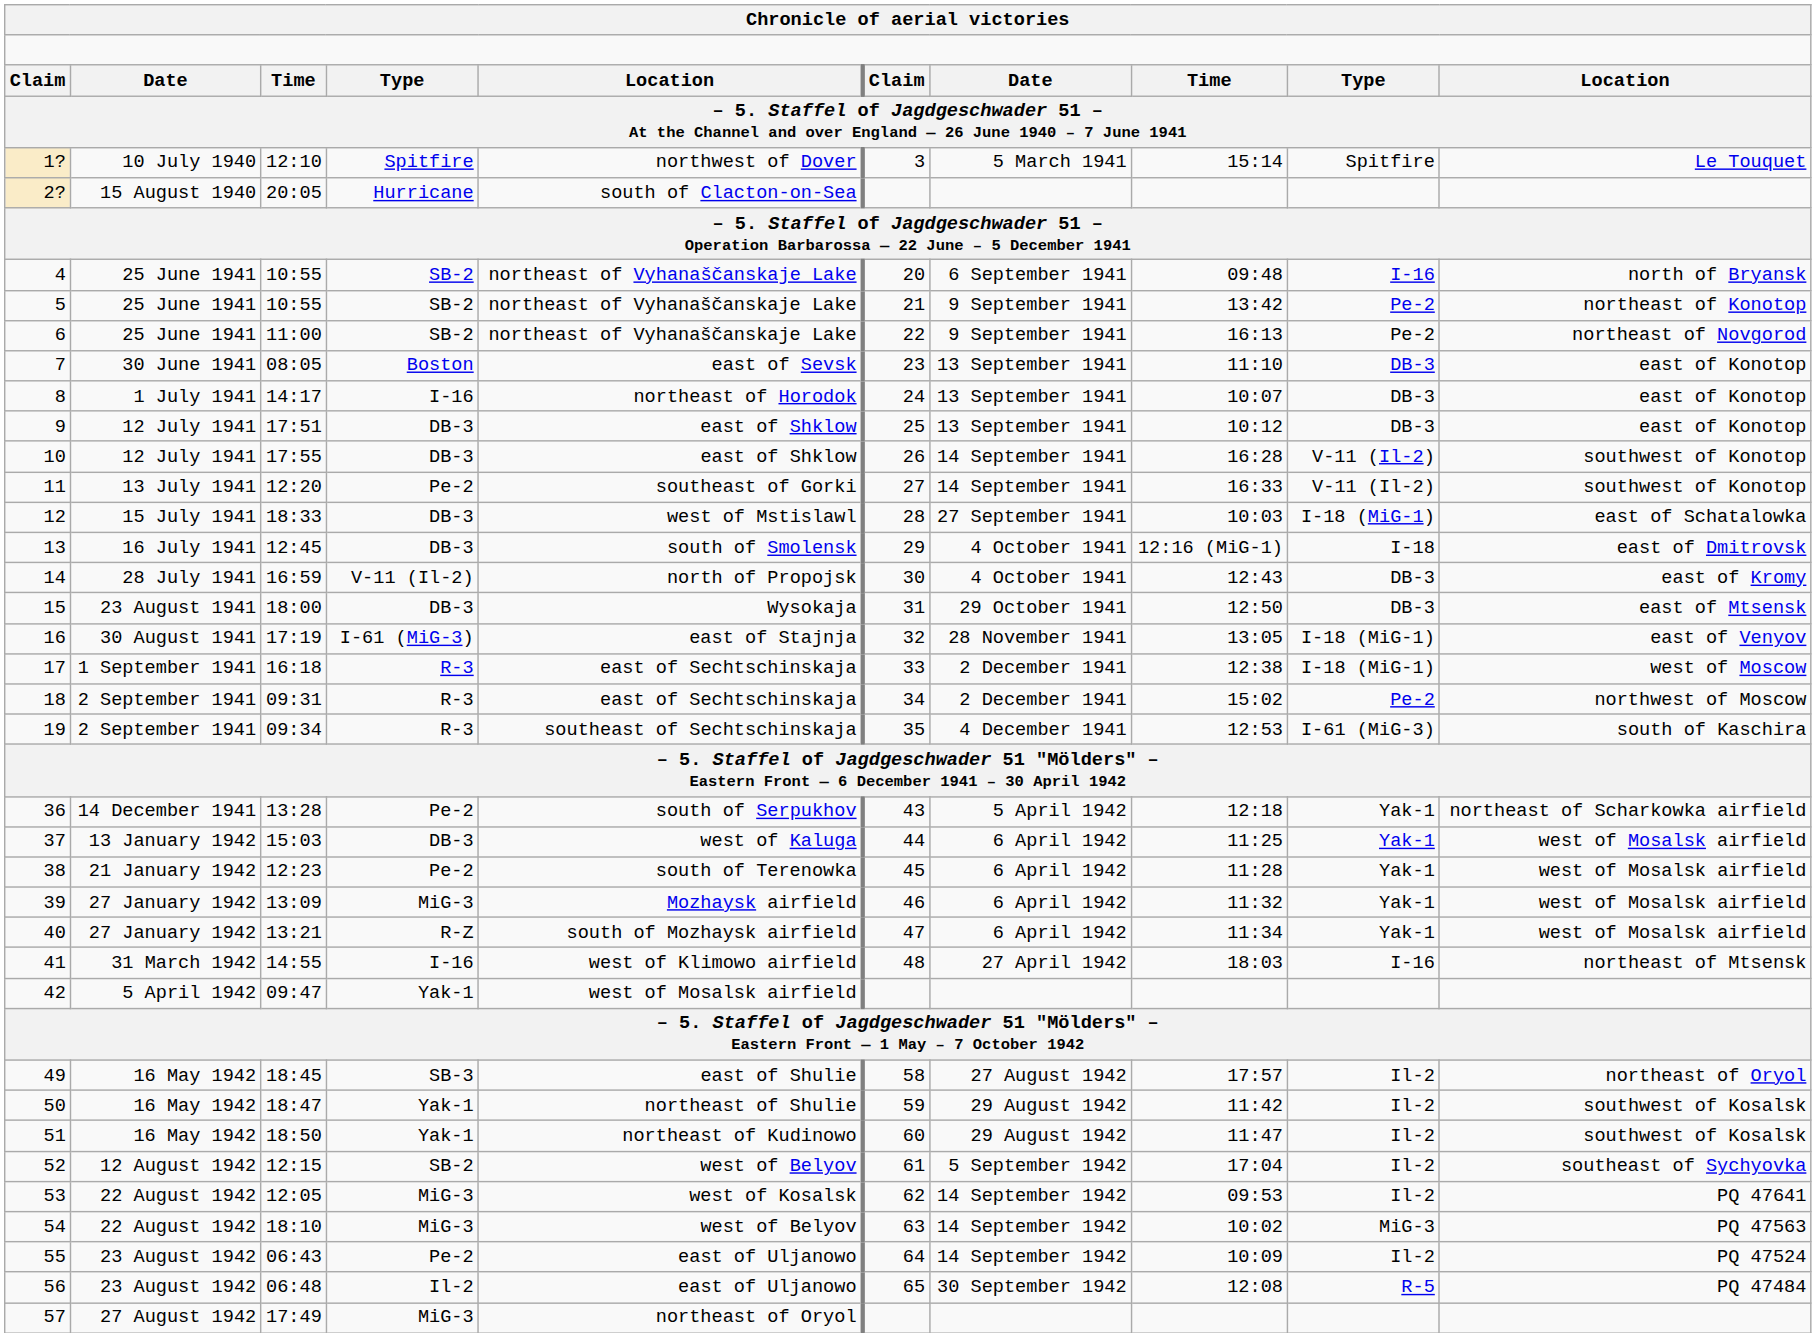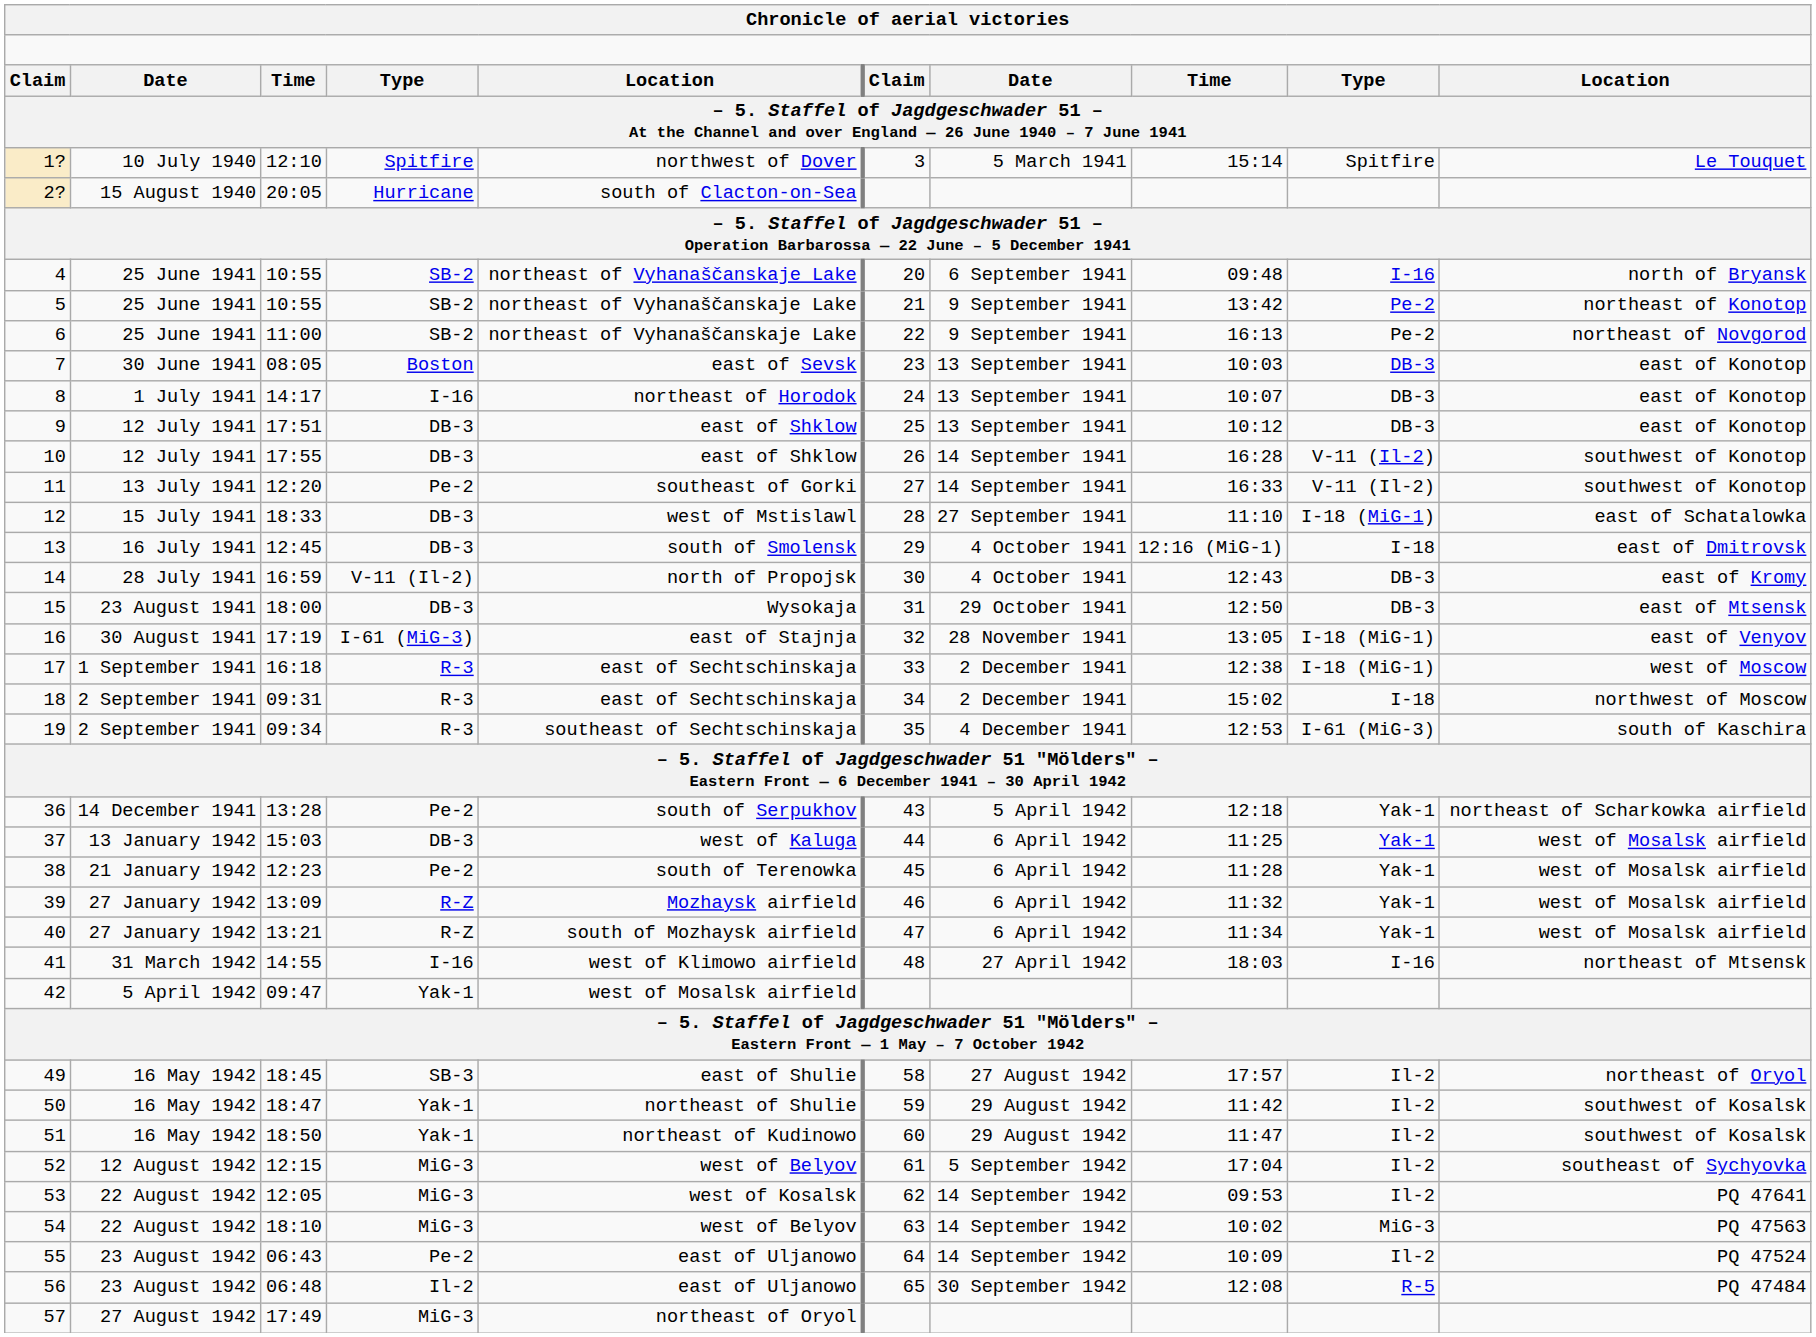(1255, 366) 11:10 -> (1255, 366) 10:03
(1255, 517) 10:03 -> (1255, 517) 11:10
(1412, 699) Pe-2 -> (1412, 699) I-18
(446, 902) MiG-3 -> (457, 902) R-Z
(451, 1166) SB-2 -> (446, 1166) MiG-3
